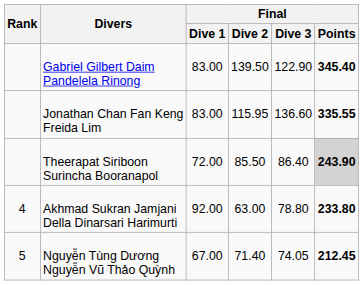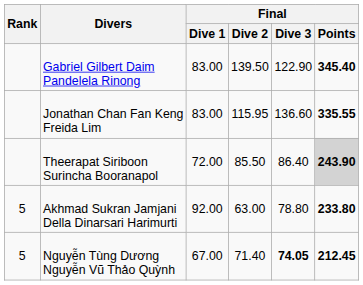(22, 208) 4 -> (22, 208) 5
(293, 256) normal -> (293, 256) bold
